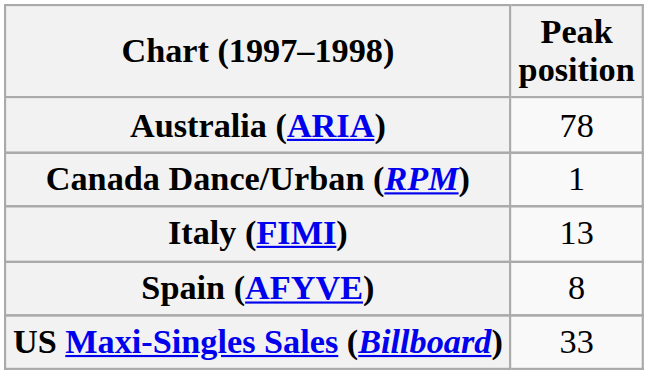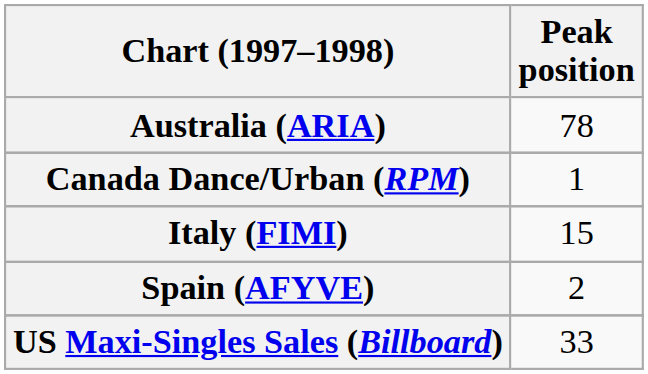(577, 233) 13 -> (577, 233) 15
(577, 287) 8 -> (577, 287) 2
